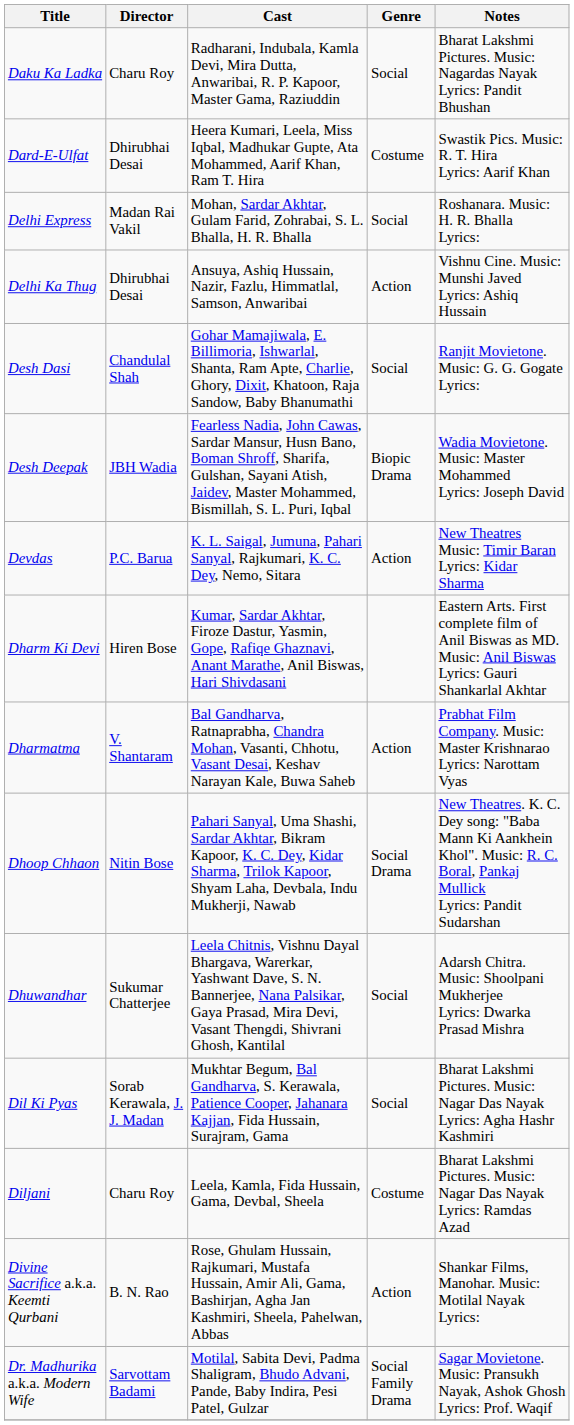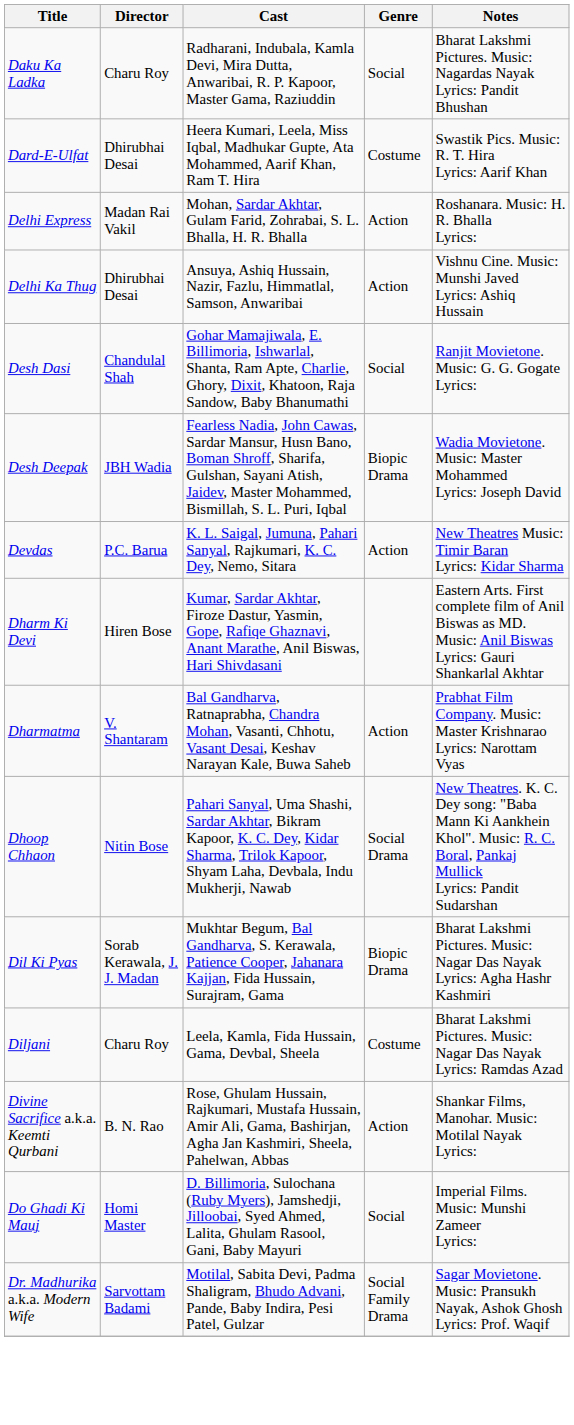(390, 221) Social -> (388, 221) Action
- row: (47, 995)
(390, 1103) Social -> (388, 962) Biopic Drama
+ row: (46, 1217)
